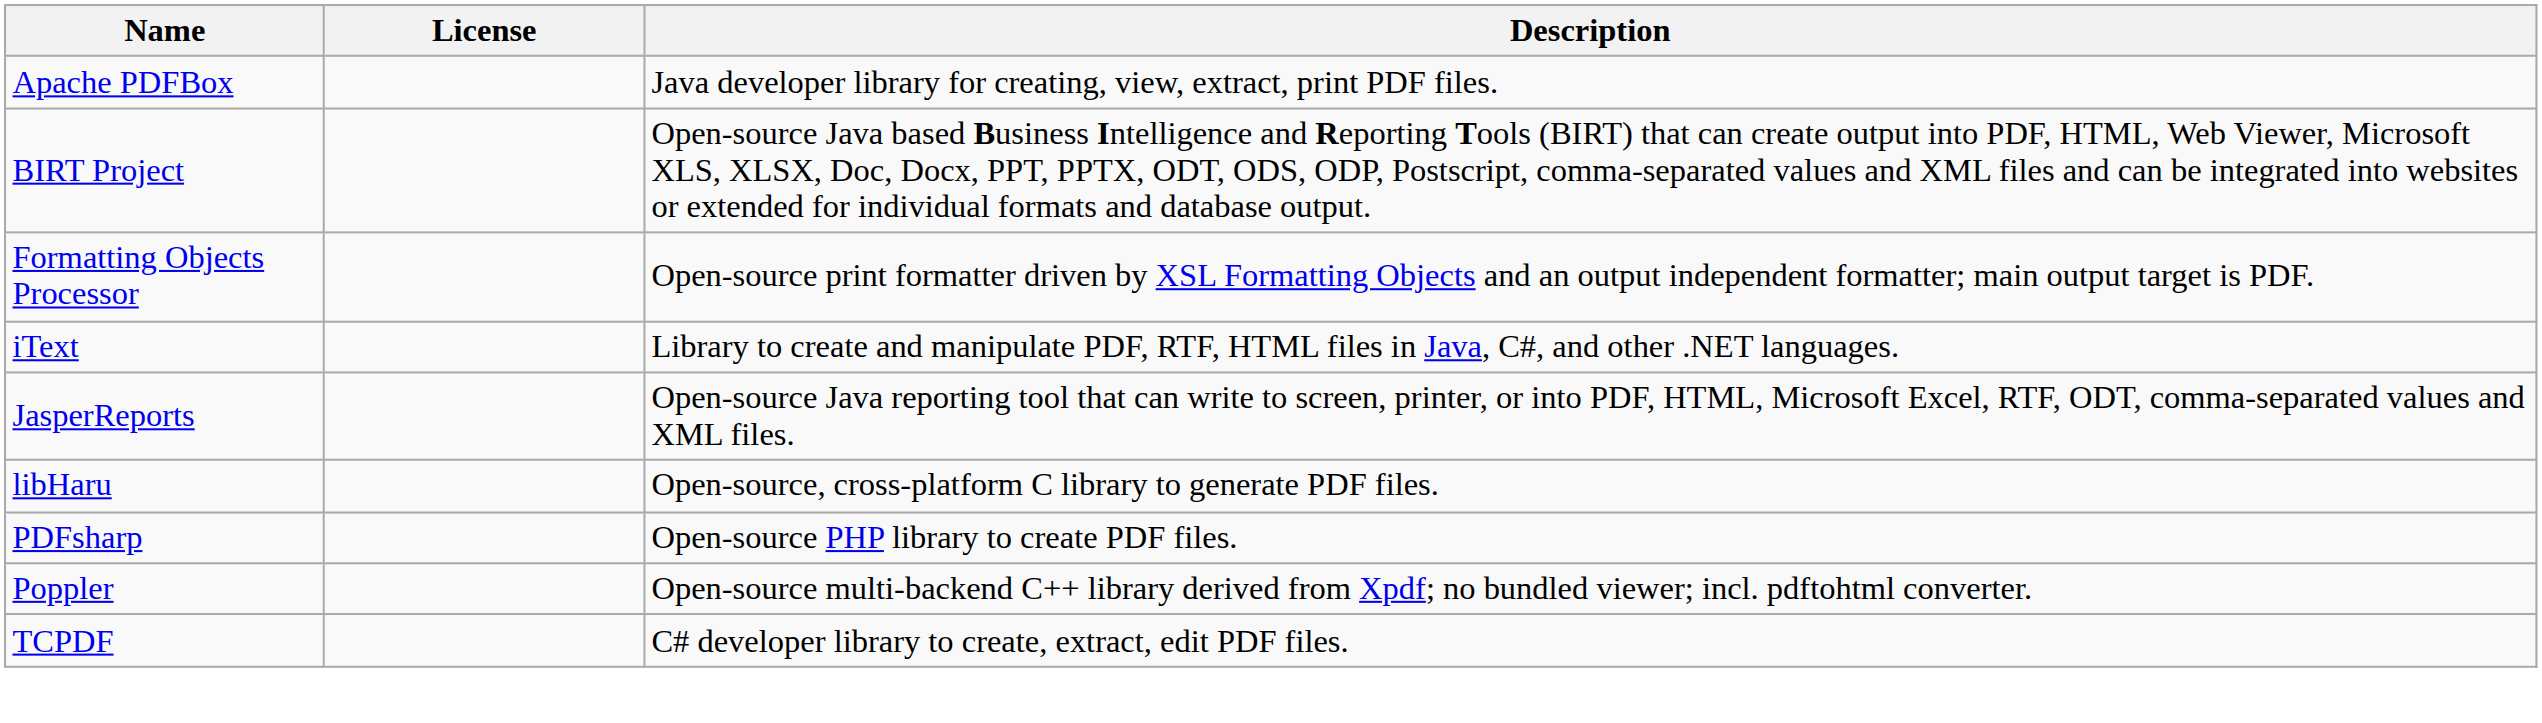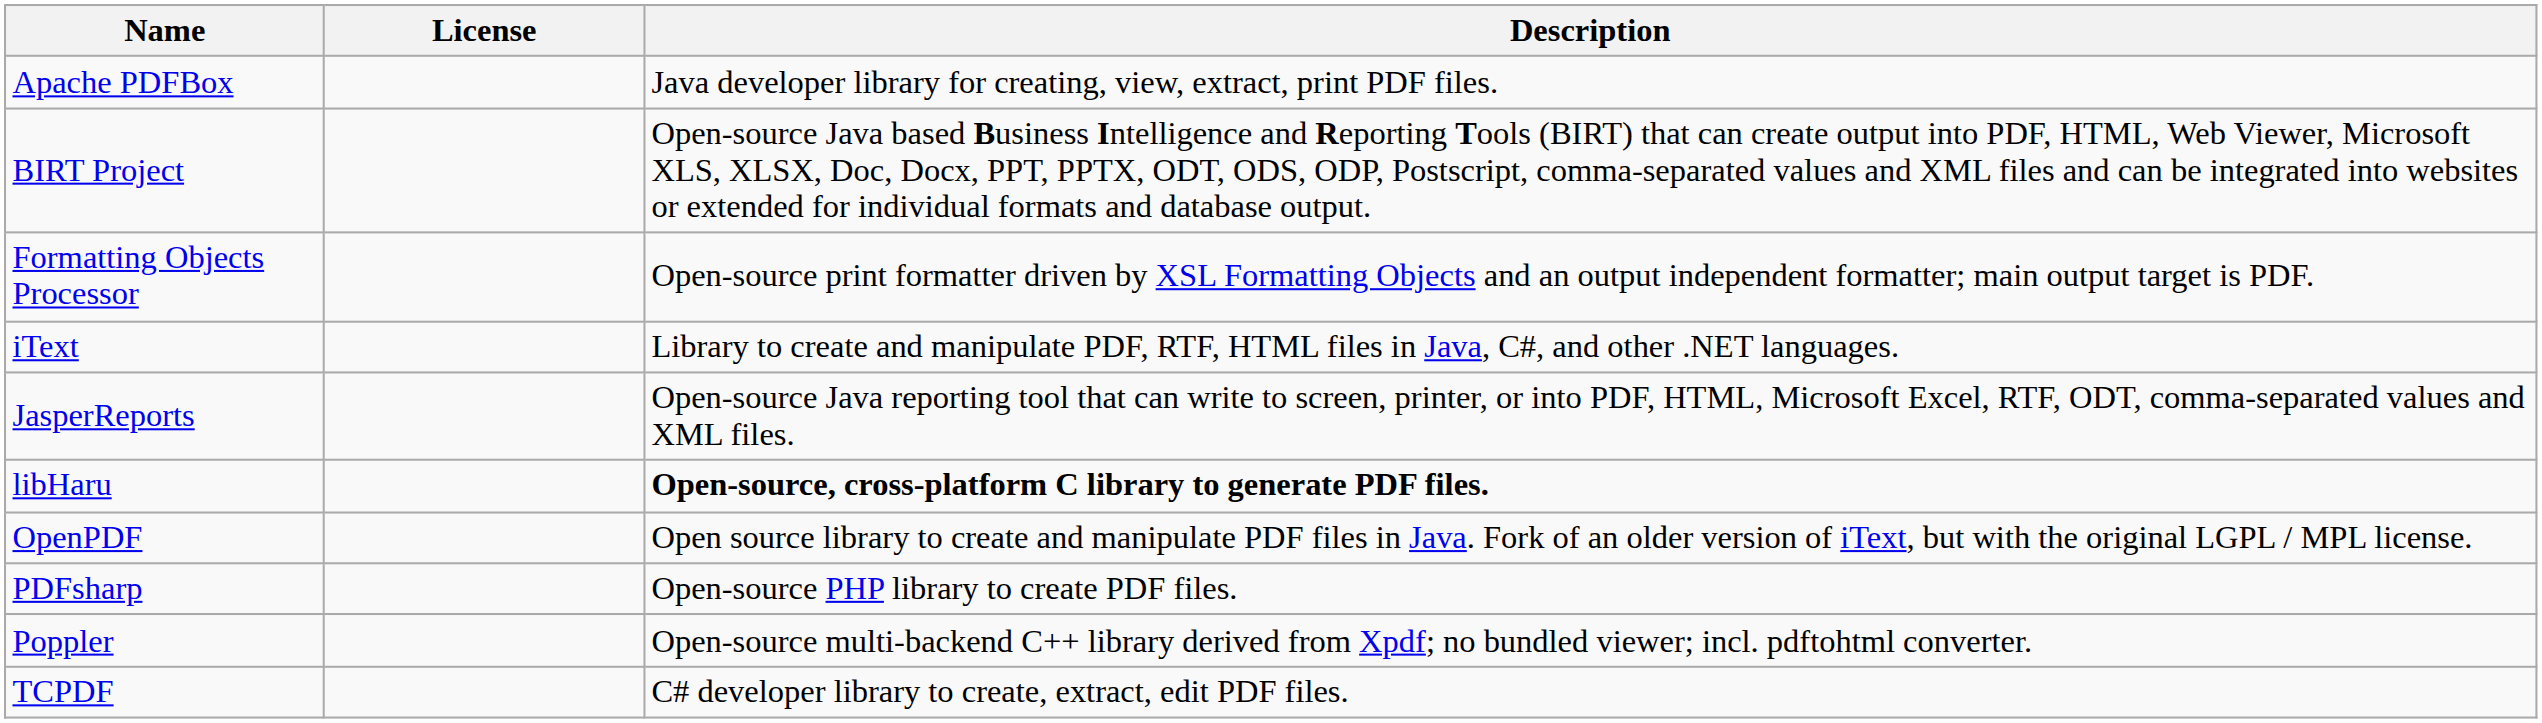(1045, 485) normal -> (1070, 485) bold
+ row: (77, 536)
